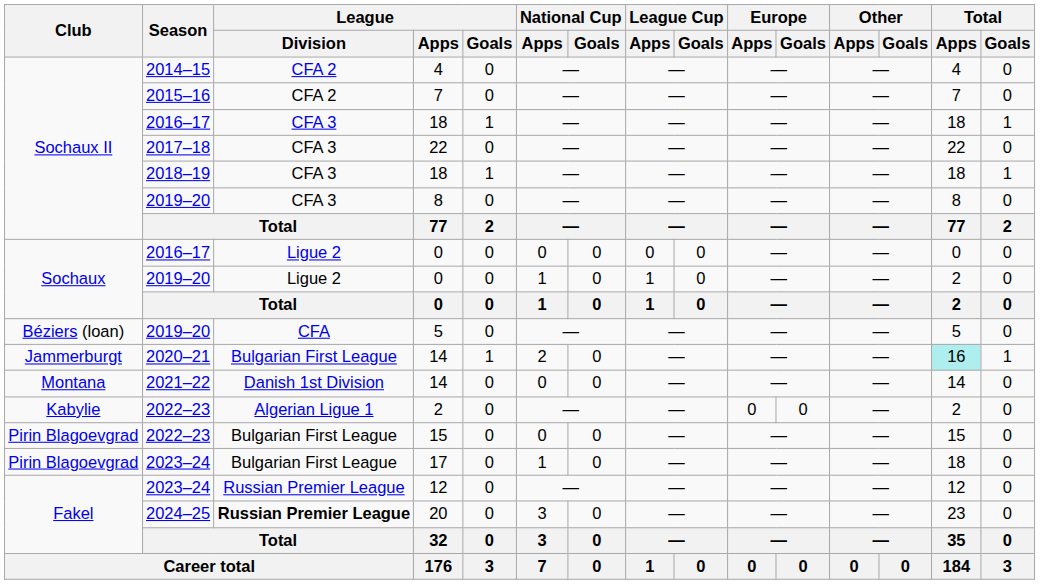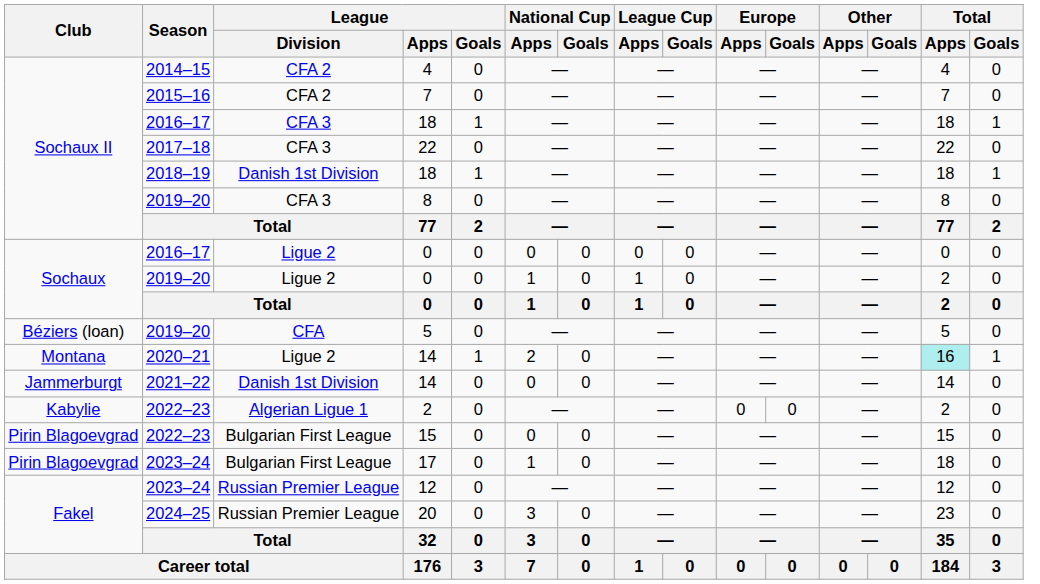(314, 174) CFA 3 -> (308, 174) Danish 1st Division
(73, 357) Jammerburgt -> (73, 357) Montana
(314, 357) Bulgarian First League -> (308, 357) Ligue 2
(73, 383) Montana -> (73, 383) Jammerburgt
(314, 514) bold -> (308, 514) normal
